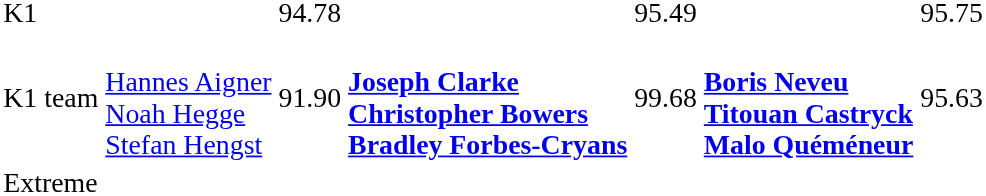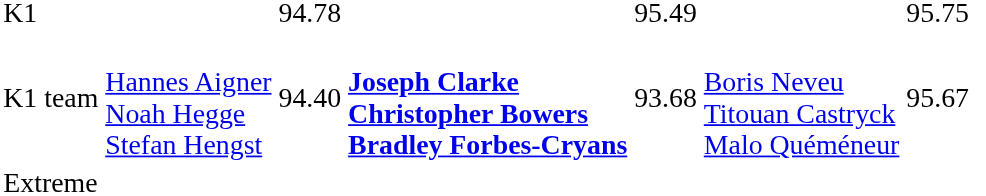(310, 97) 91.90 -> (310, 97) 94.40
(666, 97) 99.68 -> (666, 97) 93.68
(809, 113) bold -> (802, 113) normal
(952, 97) 95.63 -> (938, 97) 95.67
